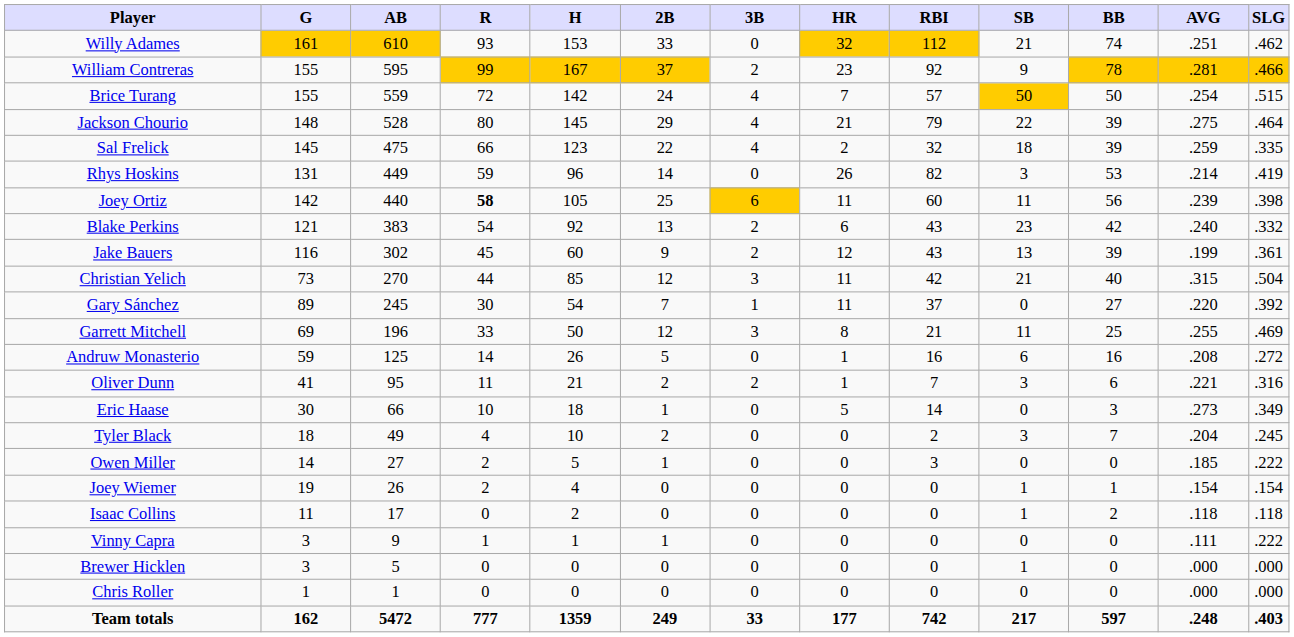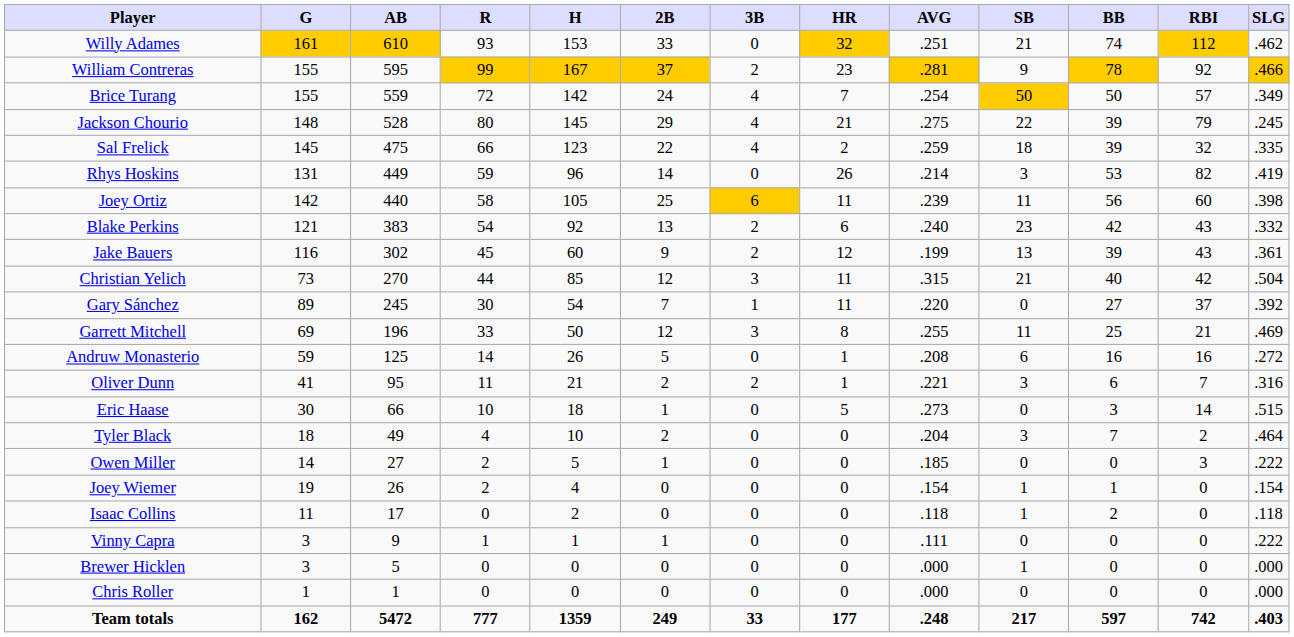columns swapped: (934, 17) <-> (1203, 17)
(1269, 95) .515 -> (1269, 95) .349
(1269, 122) .464 -> (1269, 122) .245
(485, 200) bold -> (485, 200) normal
(1269, 409) .349 -> (1269, 409) .515
(1269, 435) .245 -> (1269, 435) .464
